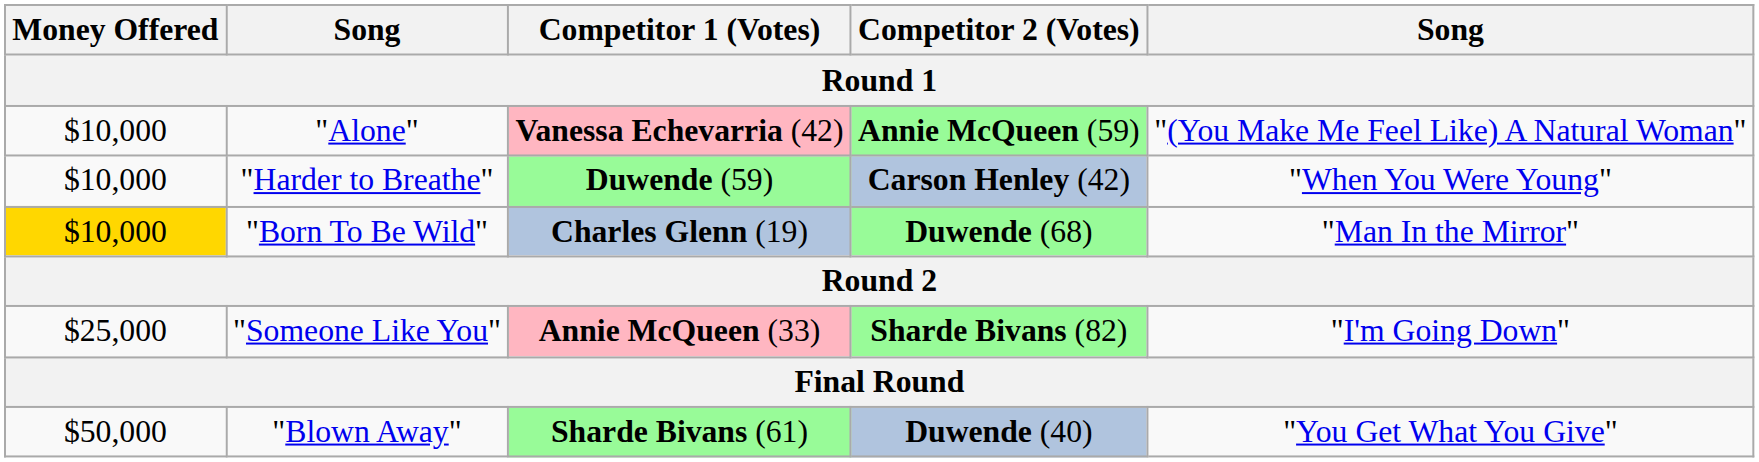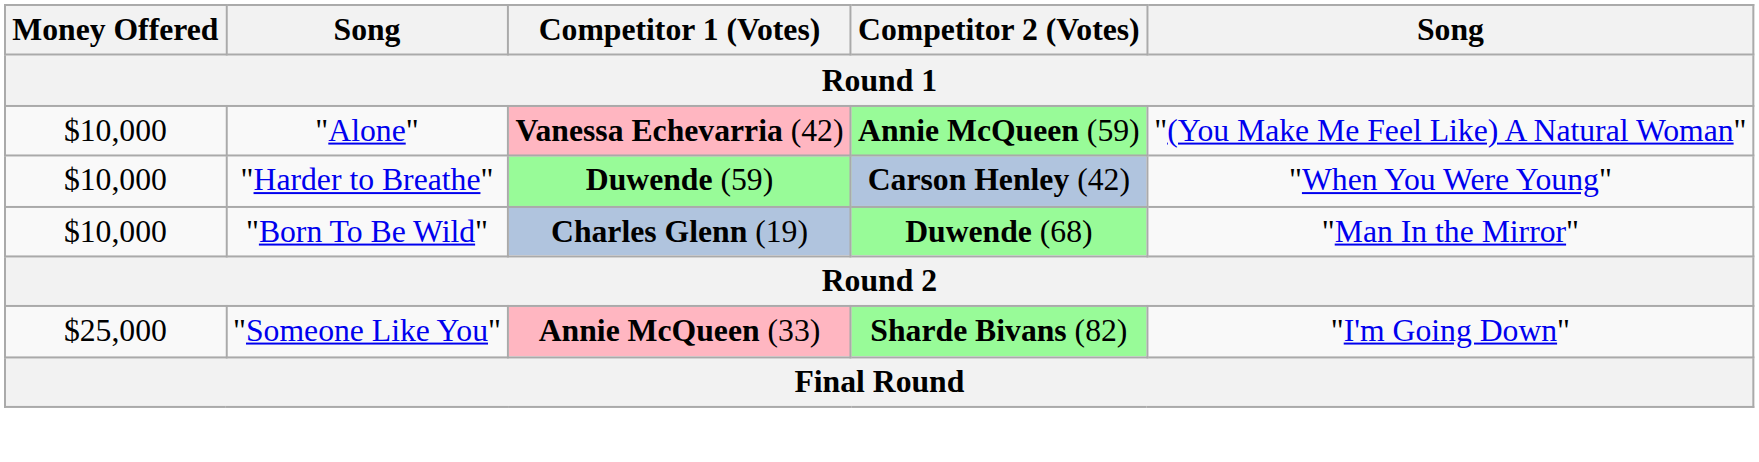(115, 230) gold background -> (115, 230) no background
- row: (367, 431)
